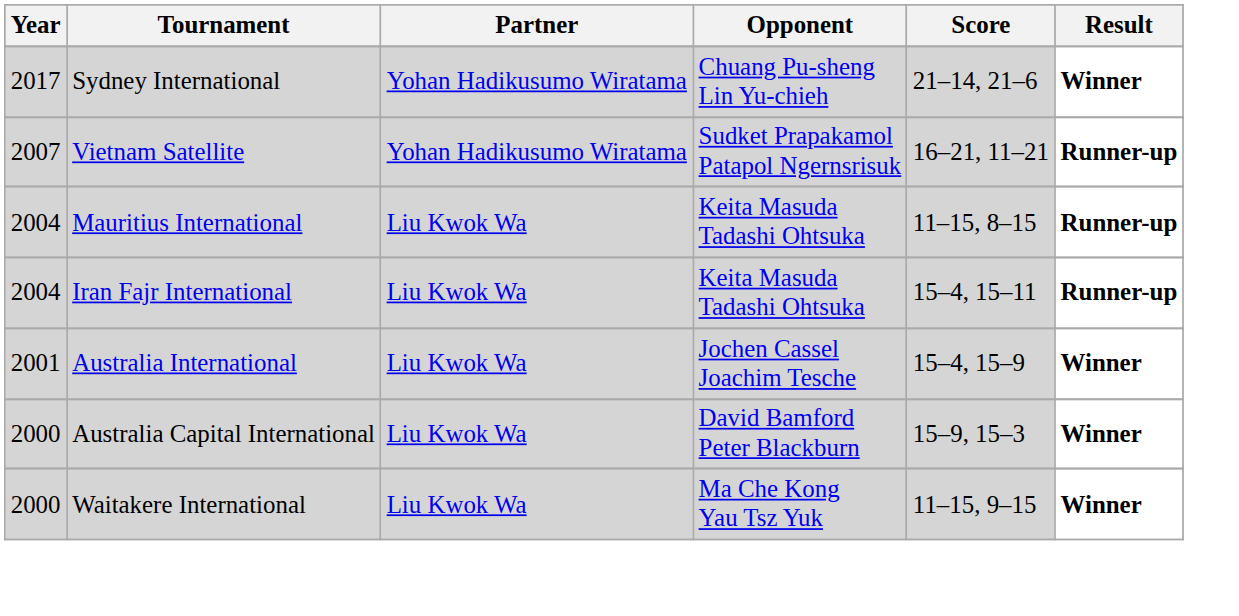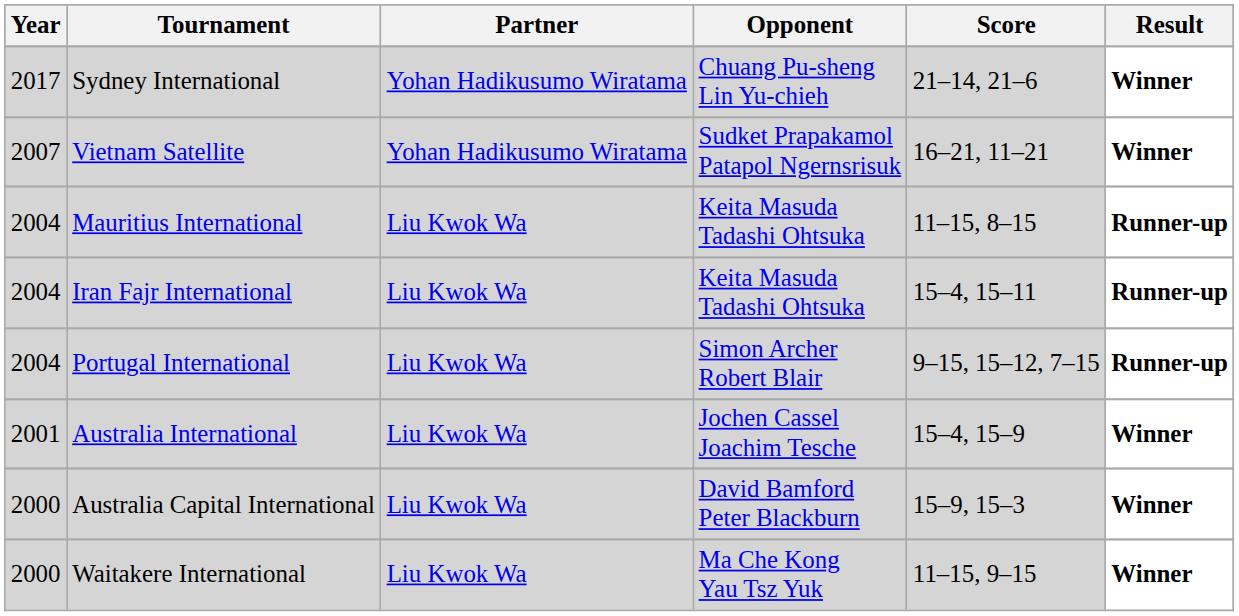(1119, 151) Runner-up -> (1152, 151) Winner
+ row: (181, 363)
